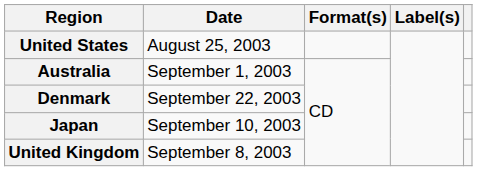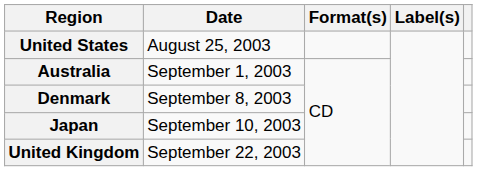(224, 98) September 22, 2003 -> (219, 98) September 8, 2003
(219, 152) September 8, 2003 -> (224, 152) September 22, 2003
